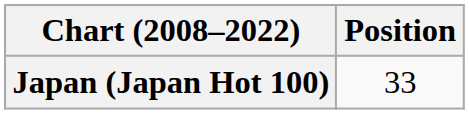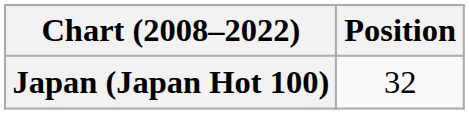(400, 81) 33 -> (400, 81) 32
